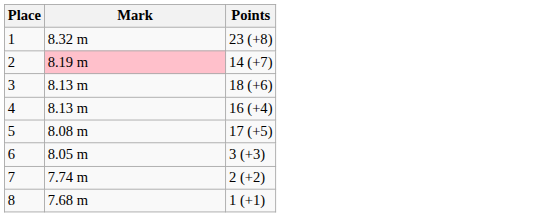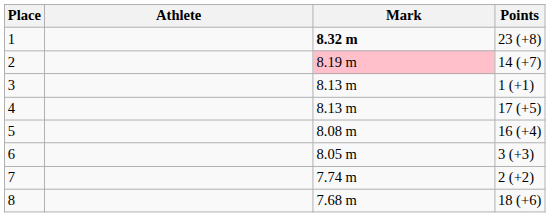+ column: (179, 16)
(68, 39) normal -> (337, 39) bold
(251, 85) 18 (+6) -> (516, 85) 1 (+1)
(251, 108) 16 (+4) -> (520, 108) 17 (+5)
(251, 131) 17 (+5) -> (520, 131) 16 (+4)
(247, 200) 1 (+1) -> (520, 200) 18 (+6)
